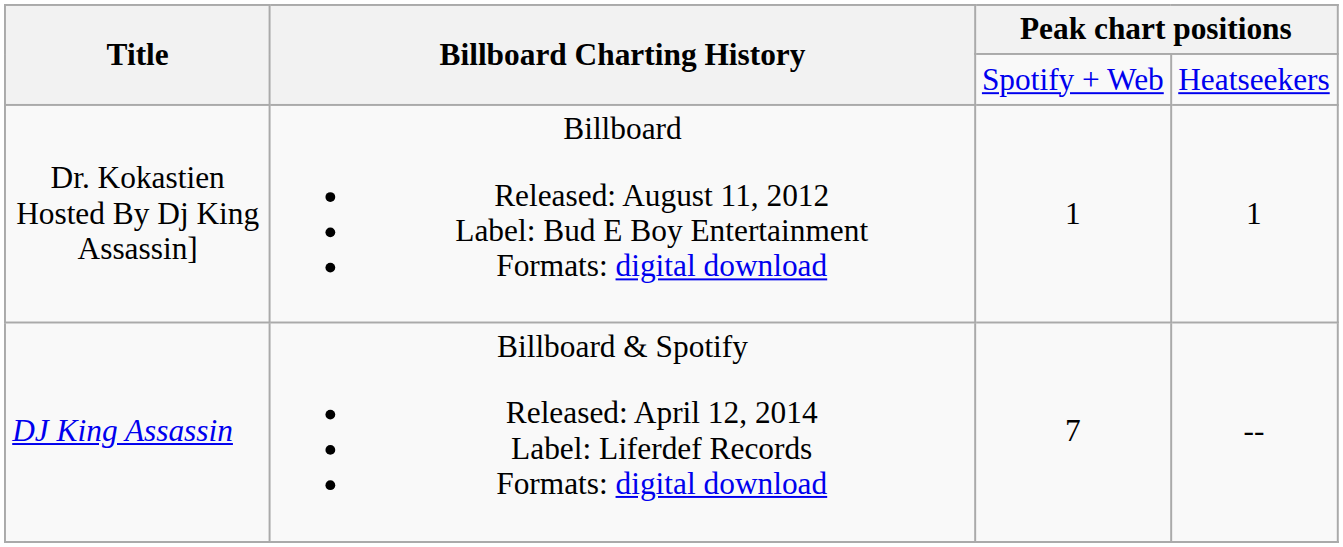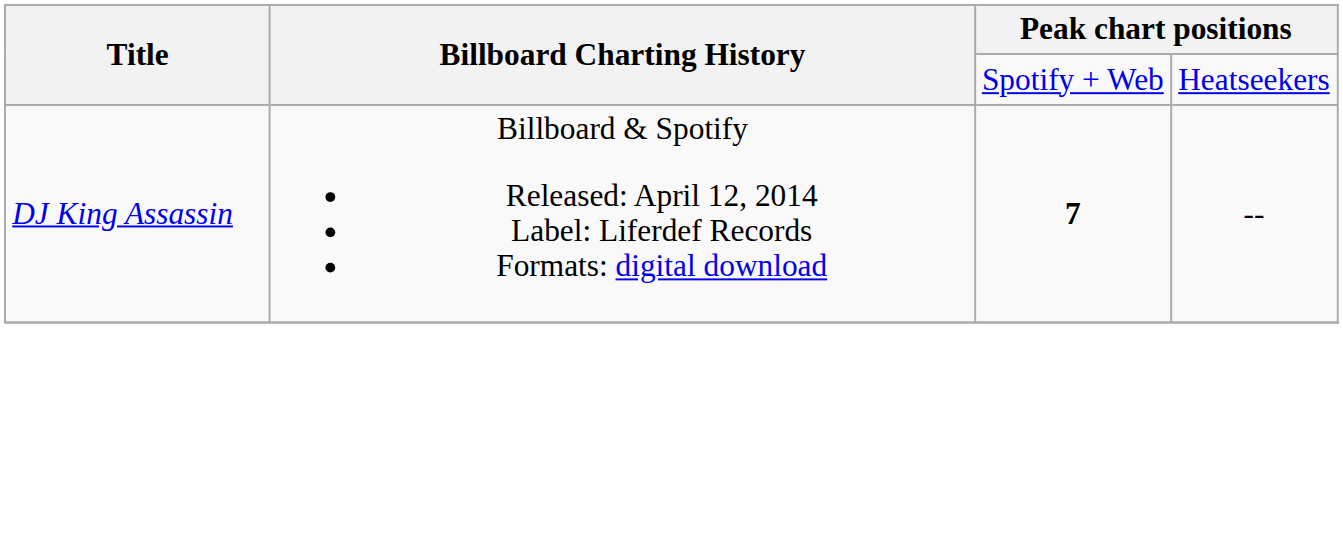- row: (138, 213)
(1073, 431) normal -> (1073, 213) bold
